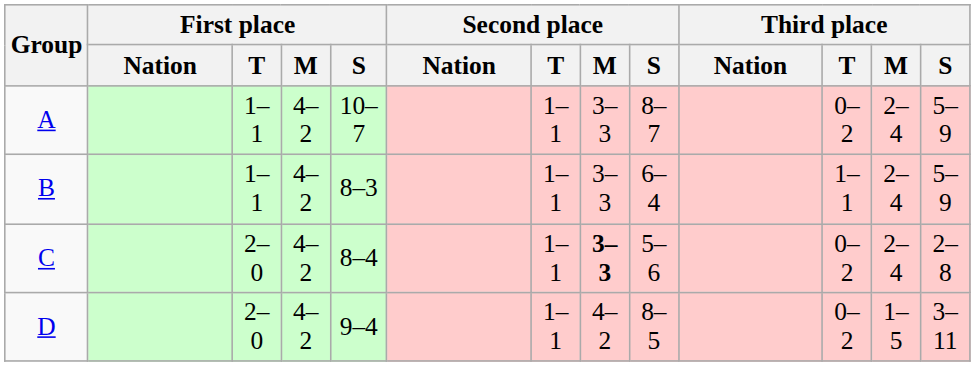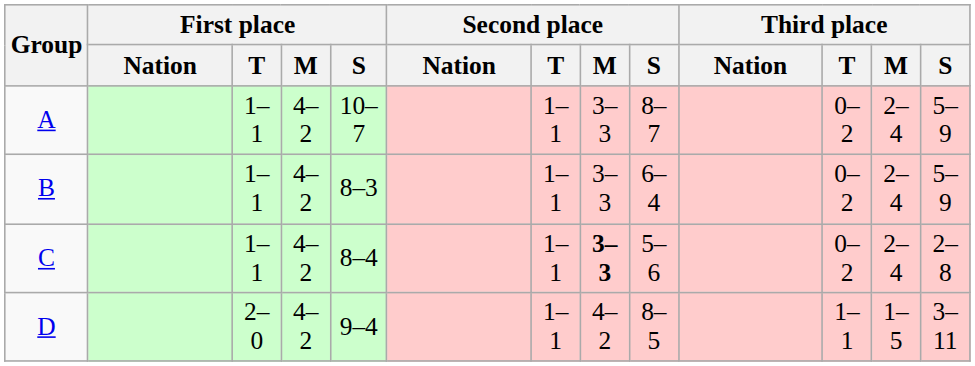(847, 188) 1–1 -> (847, 188) 0–2
(257, 257) 2–0 -> (257, 257) 1–1
(847, 326) 0–2 -> (847, 326) 1–1
